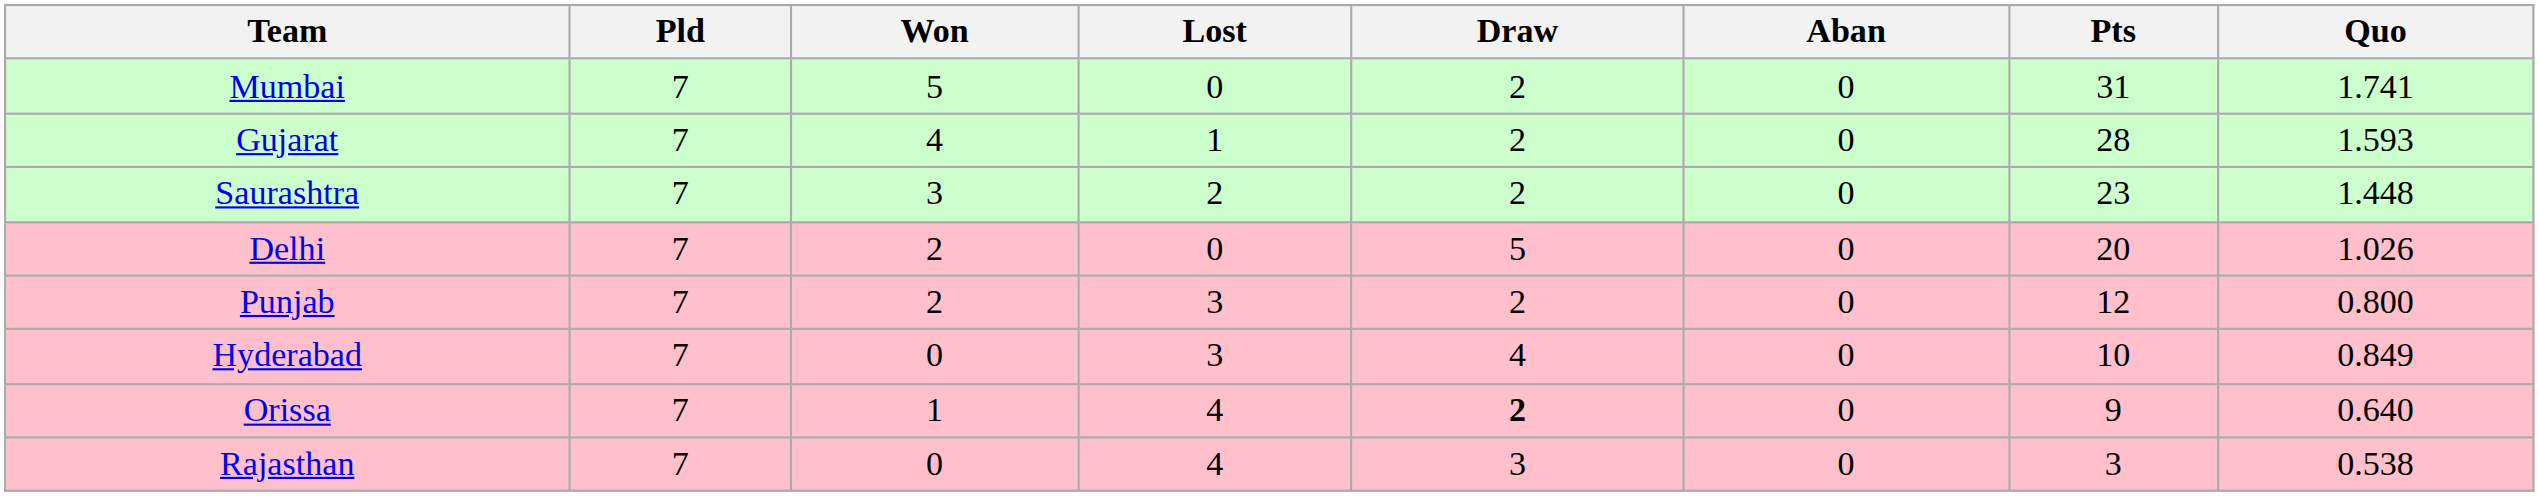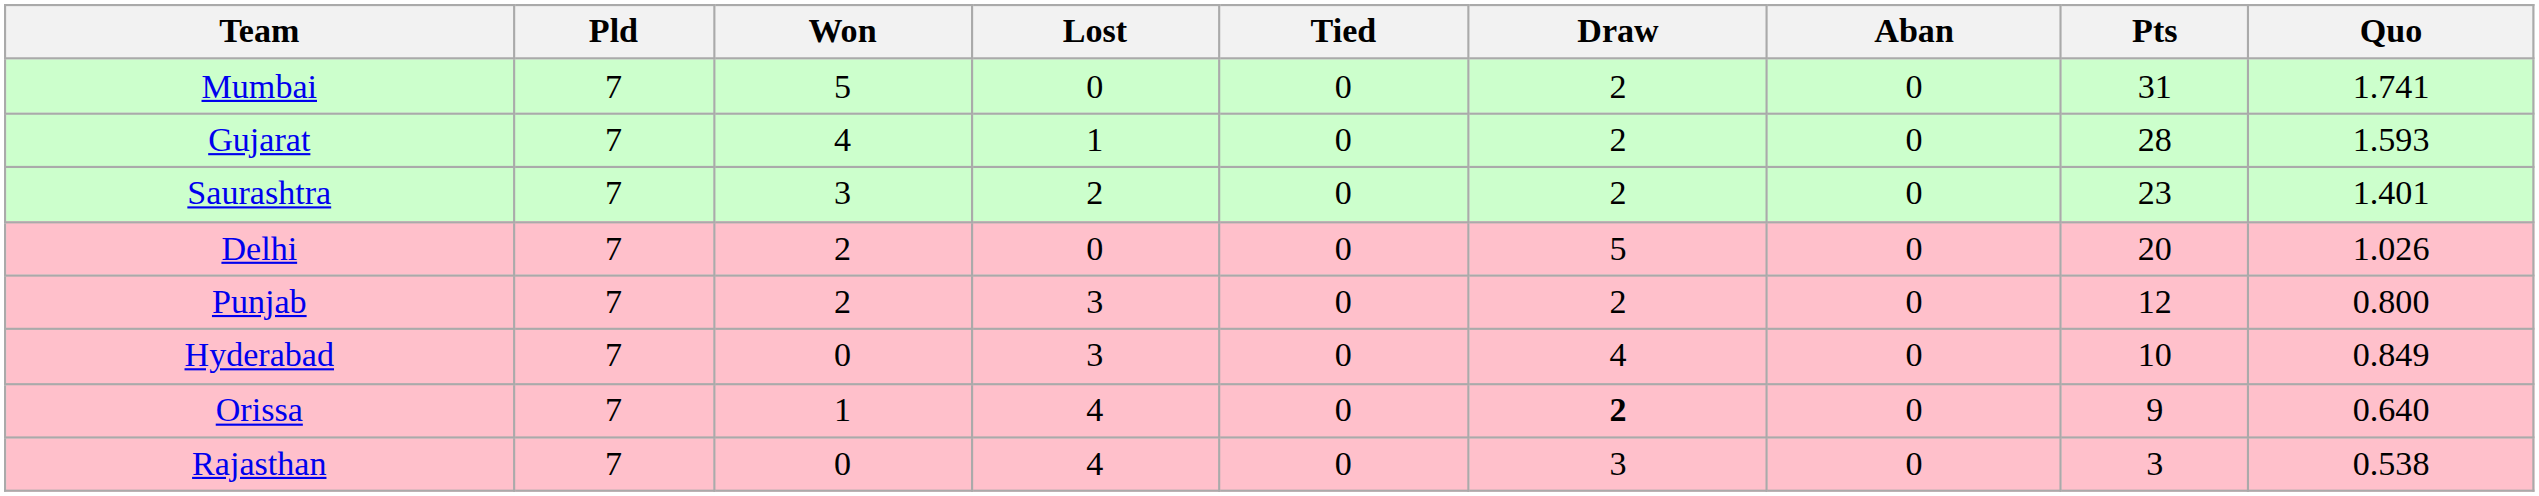+ column: (1343, 31)
(2376, 193) 1.448 -> (2391, 193) 1.401
